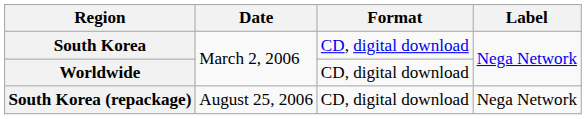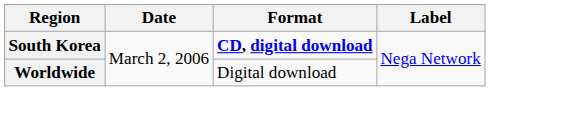(395, 45) normal -> (295, 45) bold
(395, 72) CD, digital download -> (277, 72) Digital download
- row: (100, 99)
